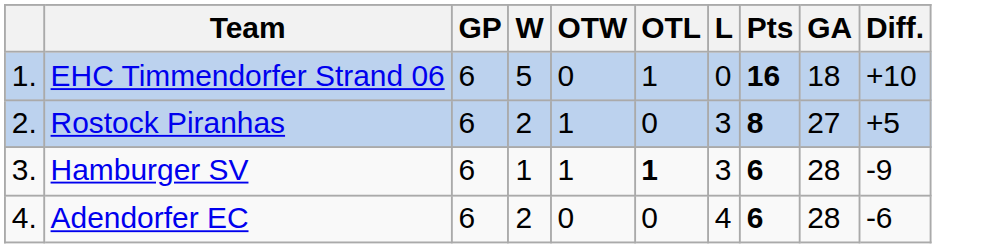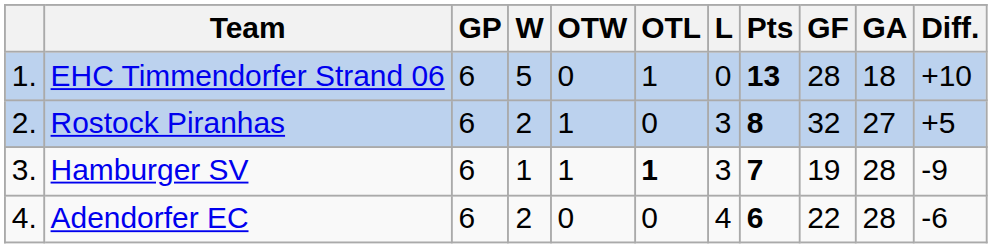+ column: (828, 28)
(763, 75) 16 -> (763, 75) 13
(755, 170) 6 -> (755, 170) 7
